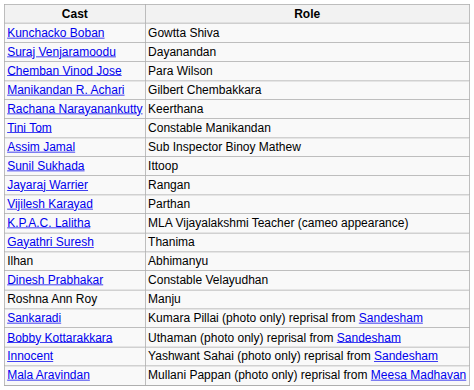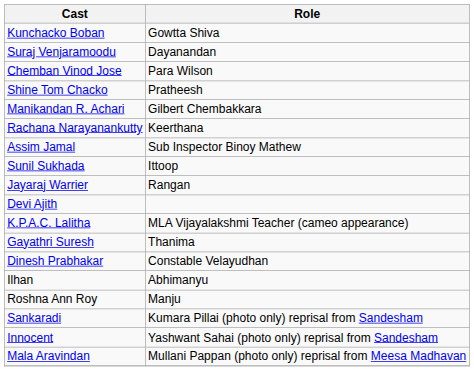+ row: (57, 90)
- row: (29, 128)
- row: (50, 204)
+ row: (32, 204)
rows swapped: (55, 280) <-> (20, 261)
- row: (60, 337)
